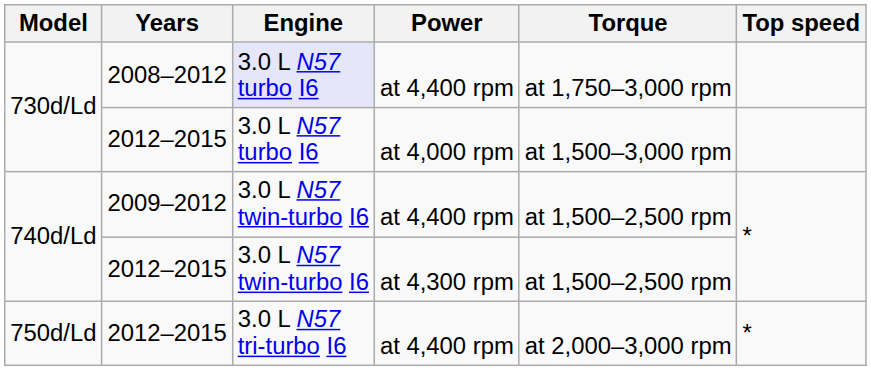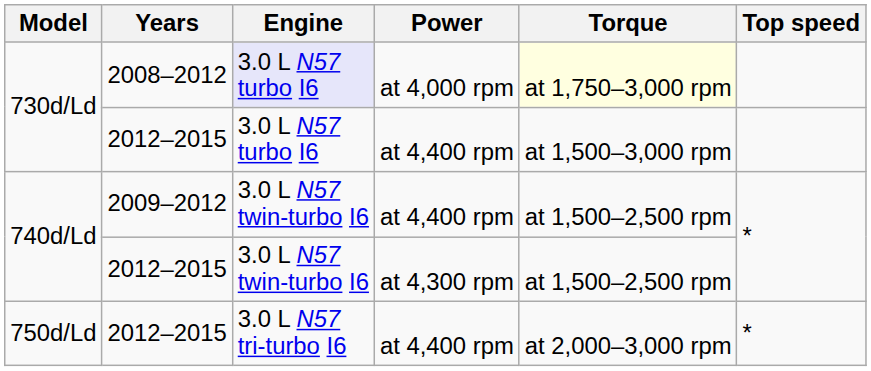(447, 88) at 4,400 rpm -> (447, 88) at 4,000 rpm
(628, 88) no background -> (628, 88) lightyellow background
(447, 152) at 4,000 rpm -> (447, 152) at 4,400 rpm
